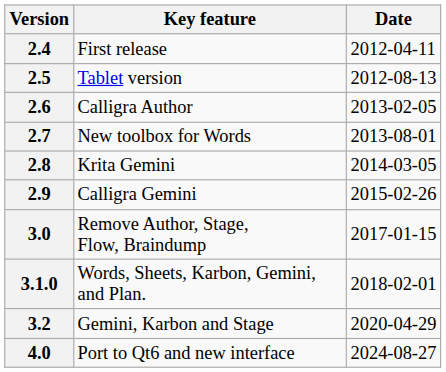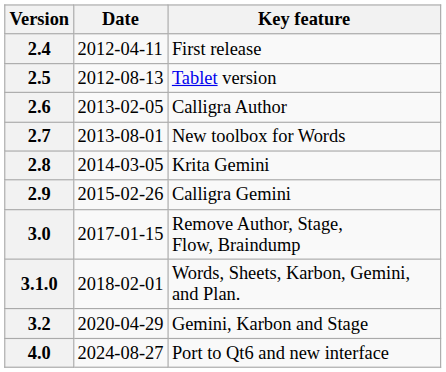columns swapped: (210, 19) <-> (393, 19)
